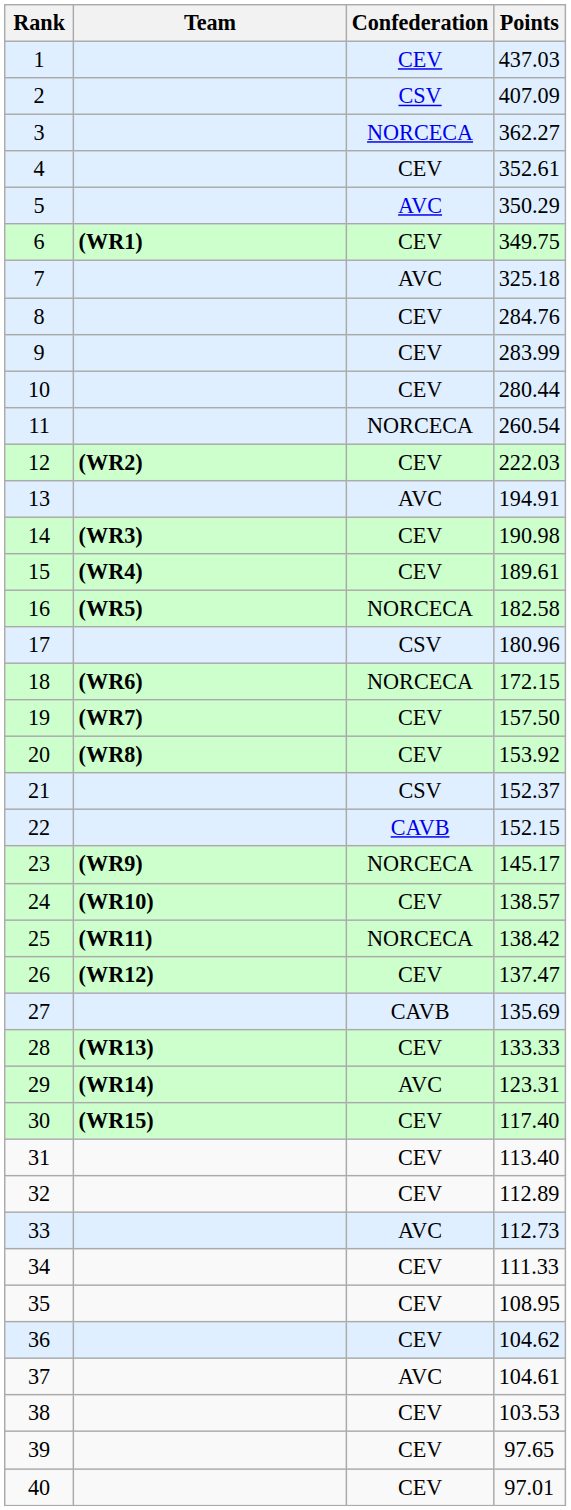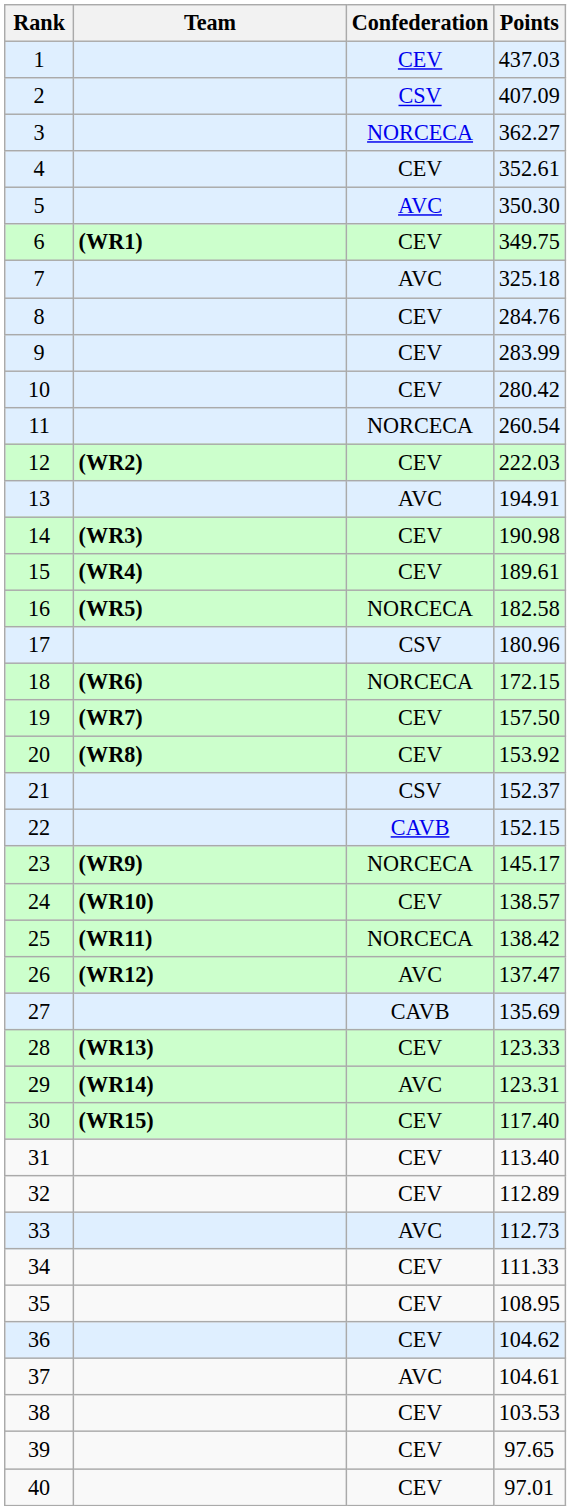(529, 205) 350.29 -> (529, 205) 350.30
(529, 388) 280.44 -> (529, 388) 280.42
(420, 974) CEV -> (420, 974) AVC
(529, 1047) 133.33 -> (529, 1047) 123.33
